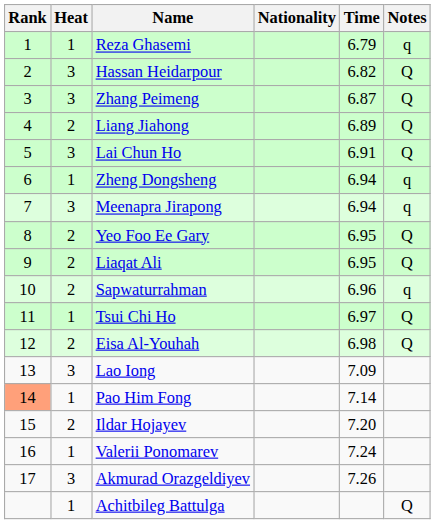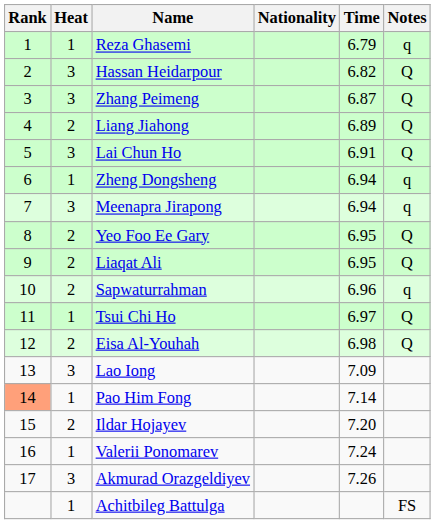(407, 505) Q -> (407, 505) FS
